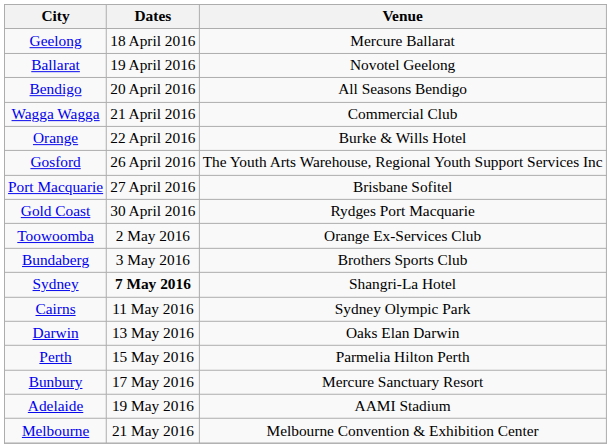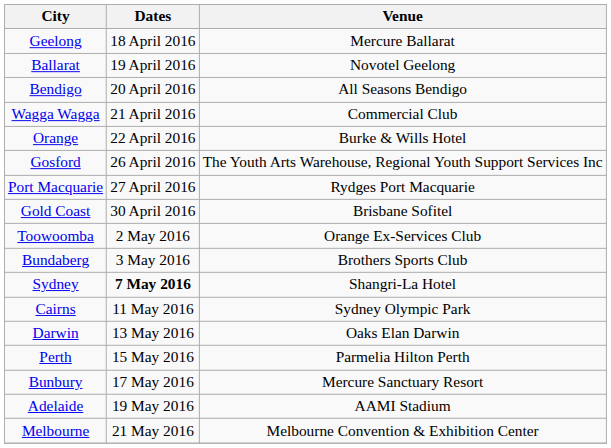(403, 187) Brisbane Sofitel -> (403, 187) Rydges Port Macquarie
(403, 211) Rydges Port Macquarie -> (403, 211) Brisbane Sofitel
